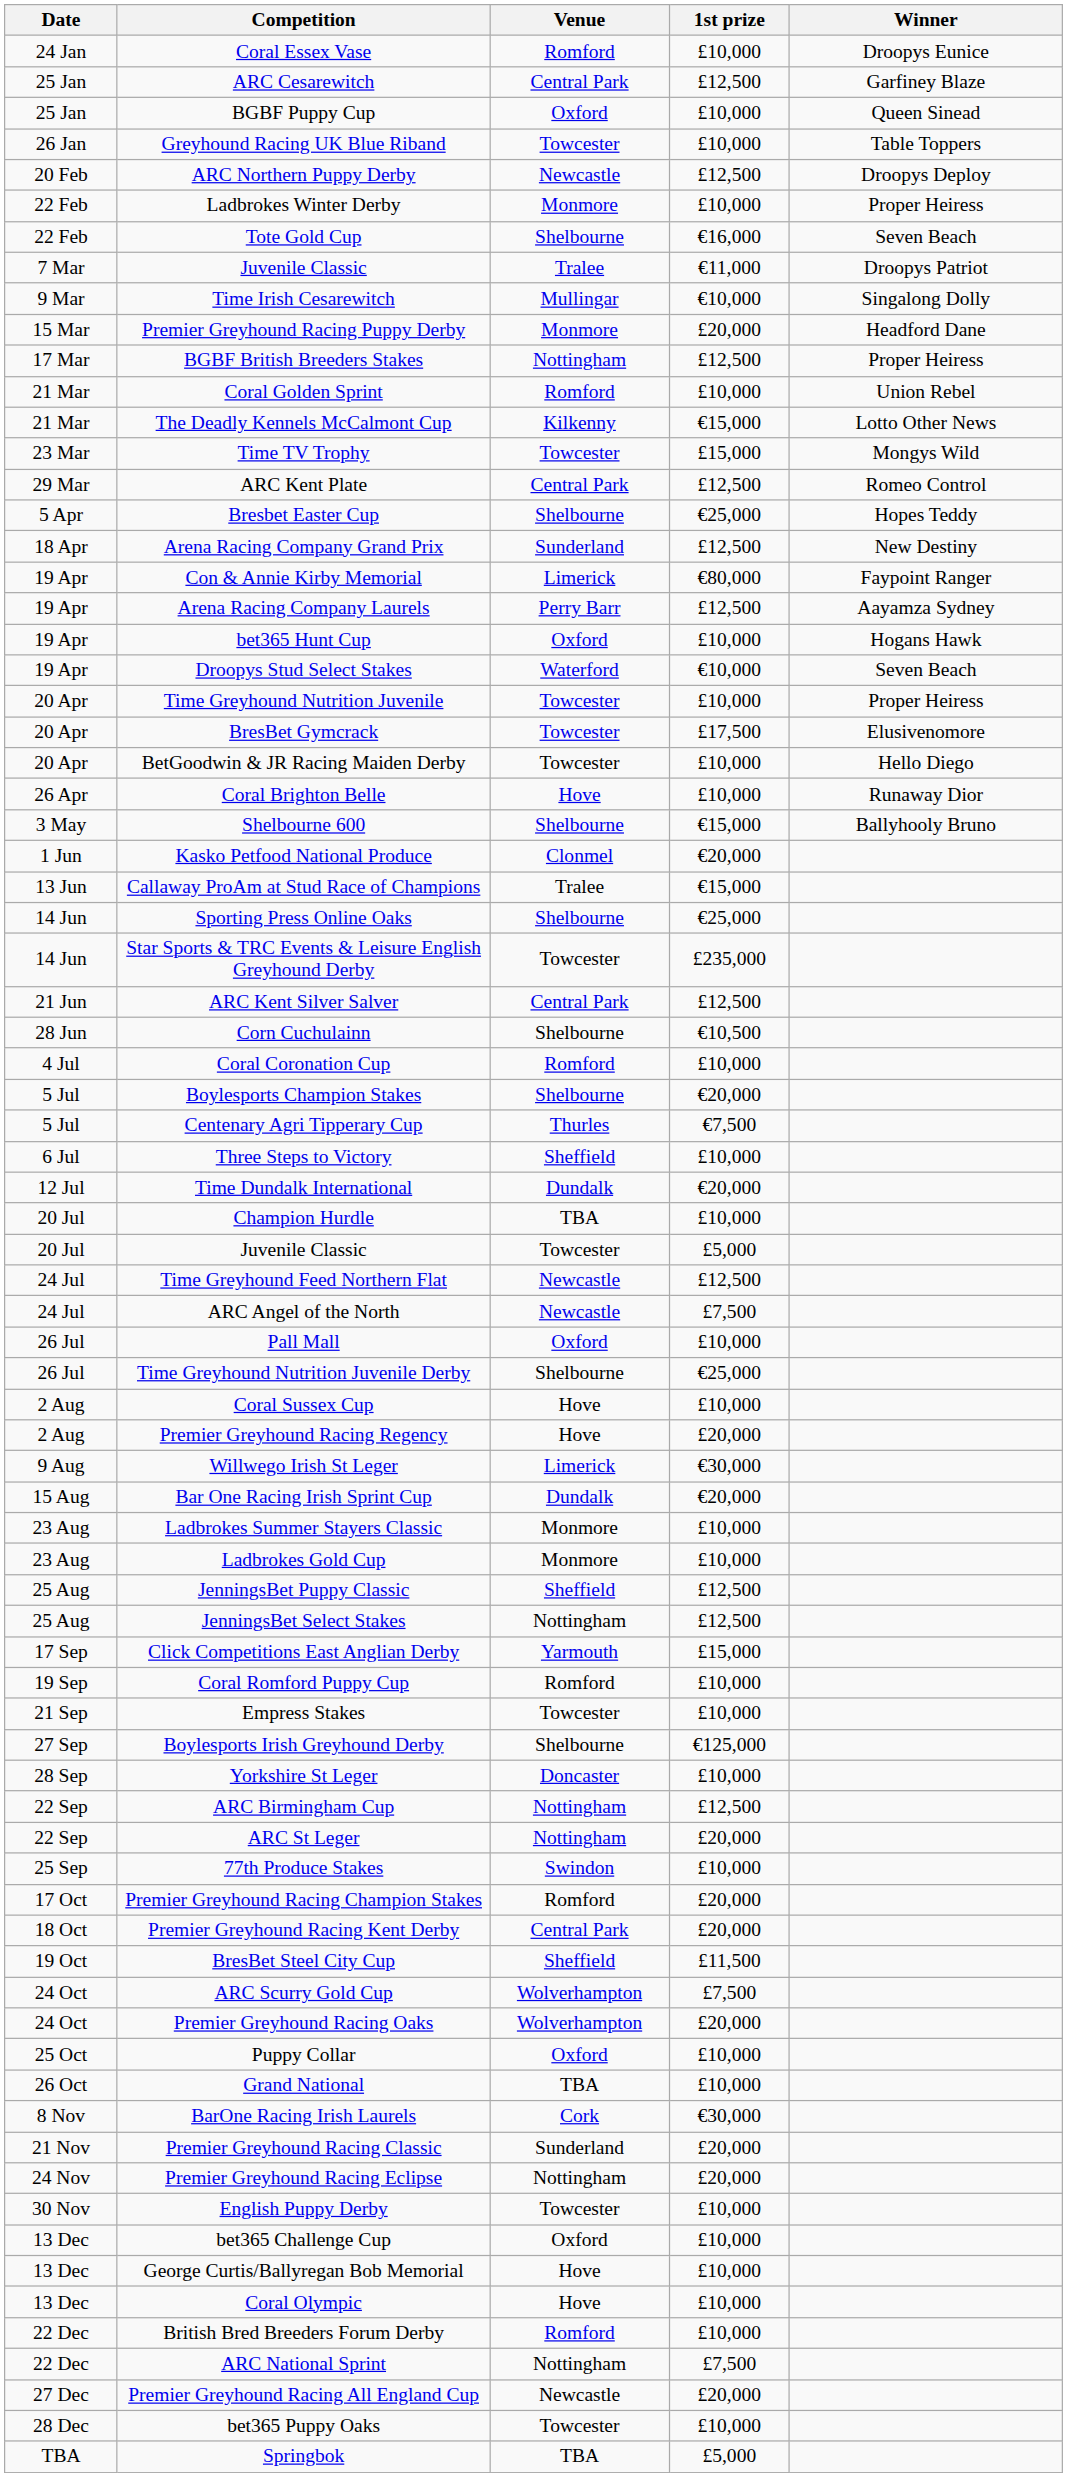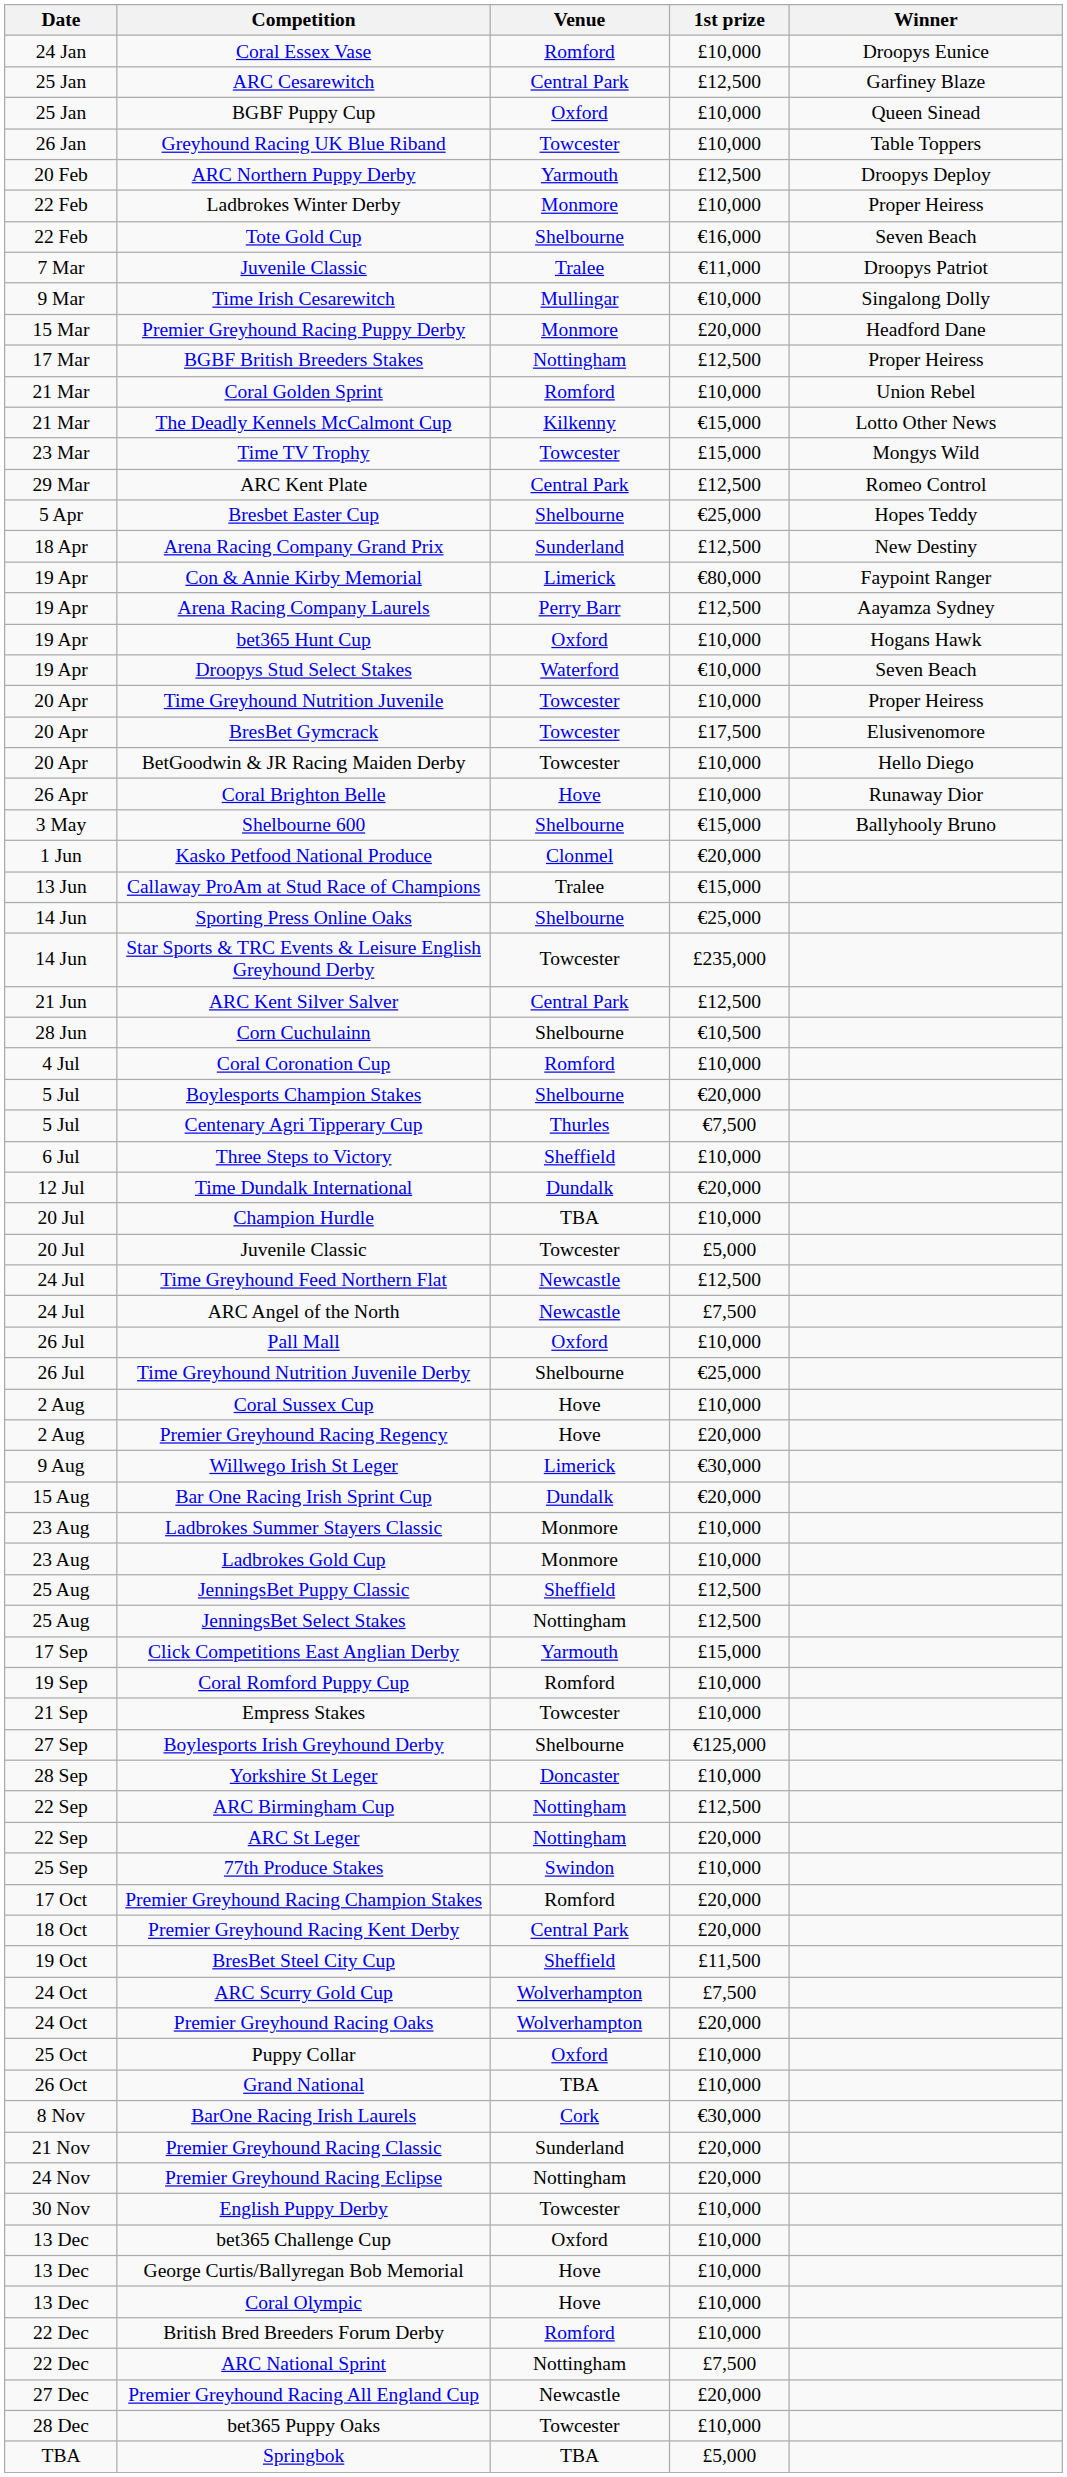(580, 174) Newcastle -> (580, 174) Yarmouth
